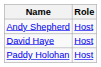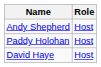rows swapped: (30, 41) <-> (38, 56)
